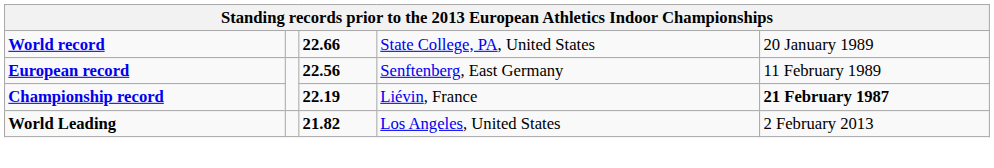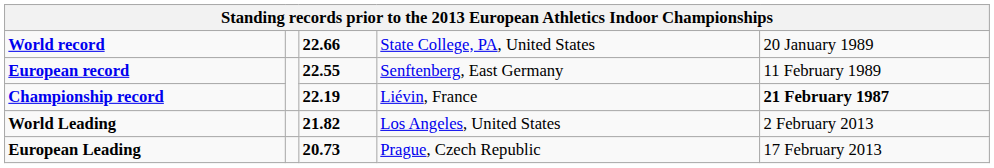(321, 70) 22.56 -> (321, 70) 22.55
+ row: (75, 149)
